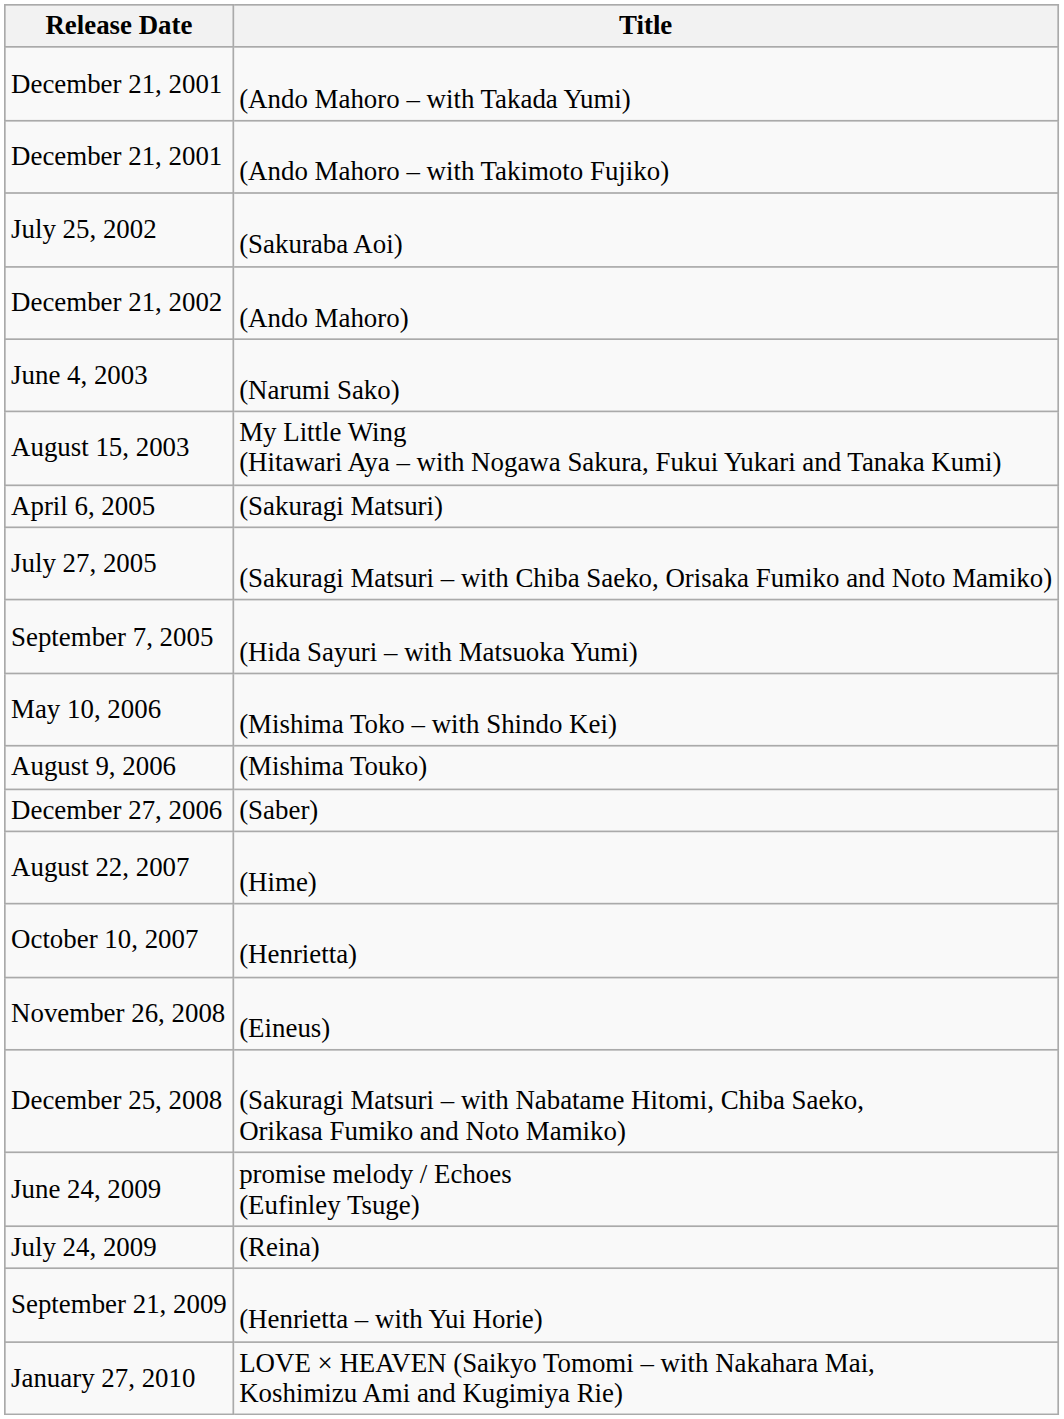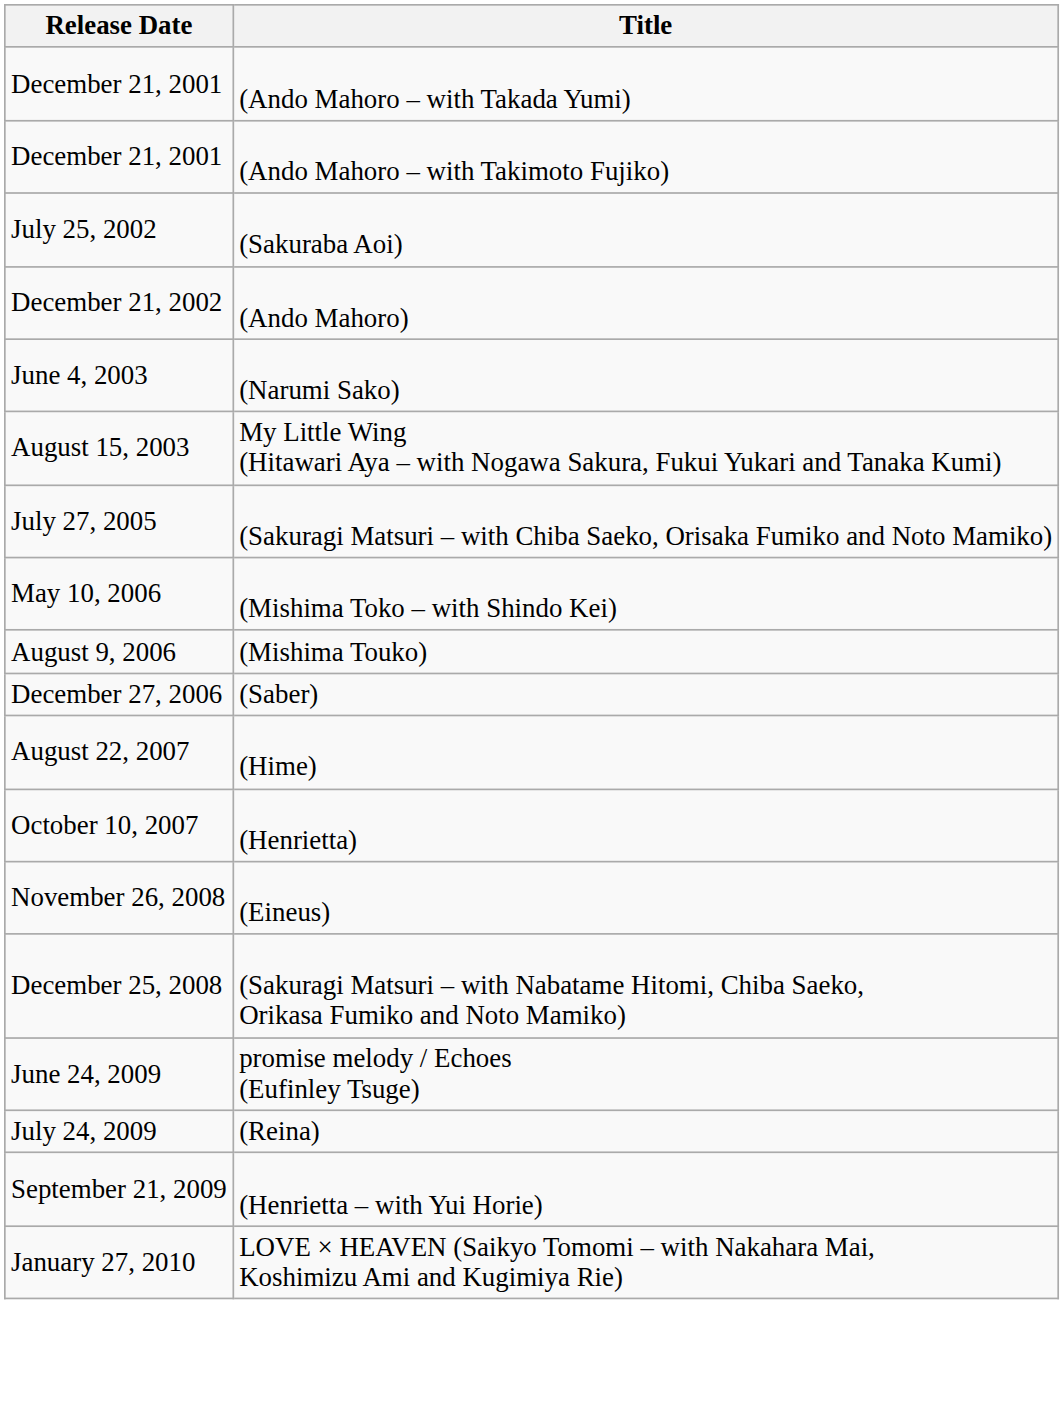- row: (341, 505)
- row: (438, 651)
